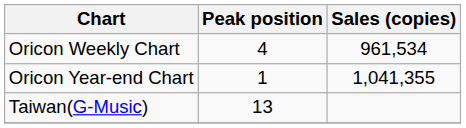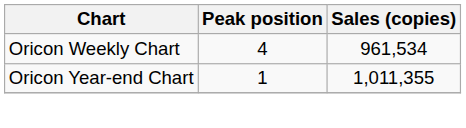(394, 78) 1,041,355 -> (394, 78) 1,011,355
- row: (78, 107)
